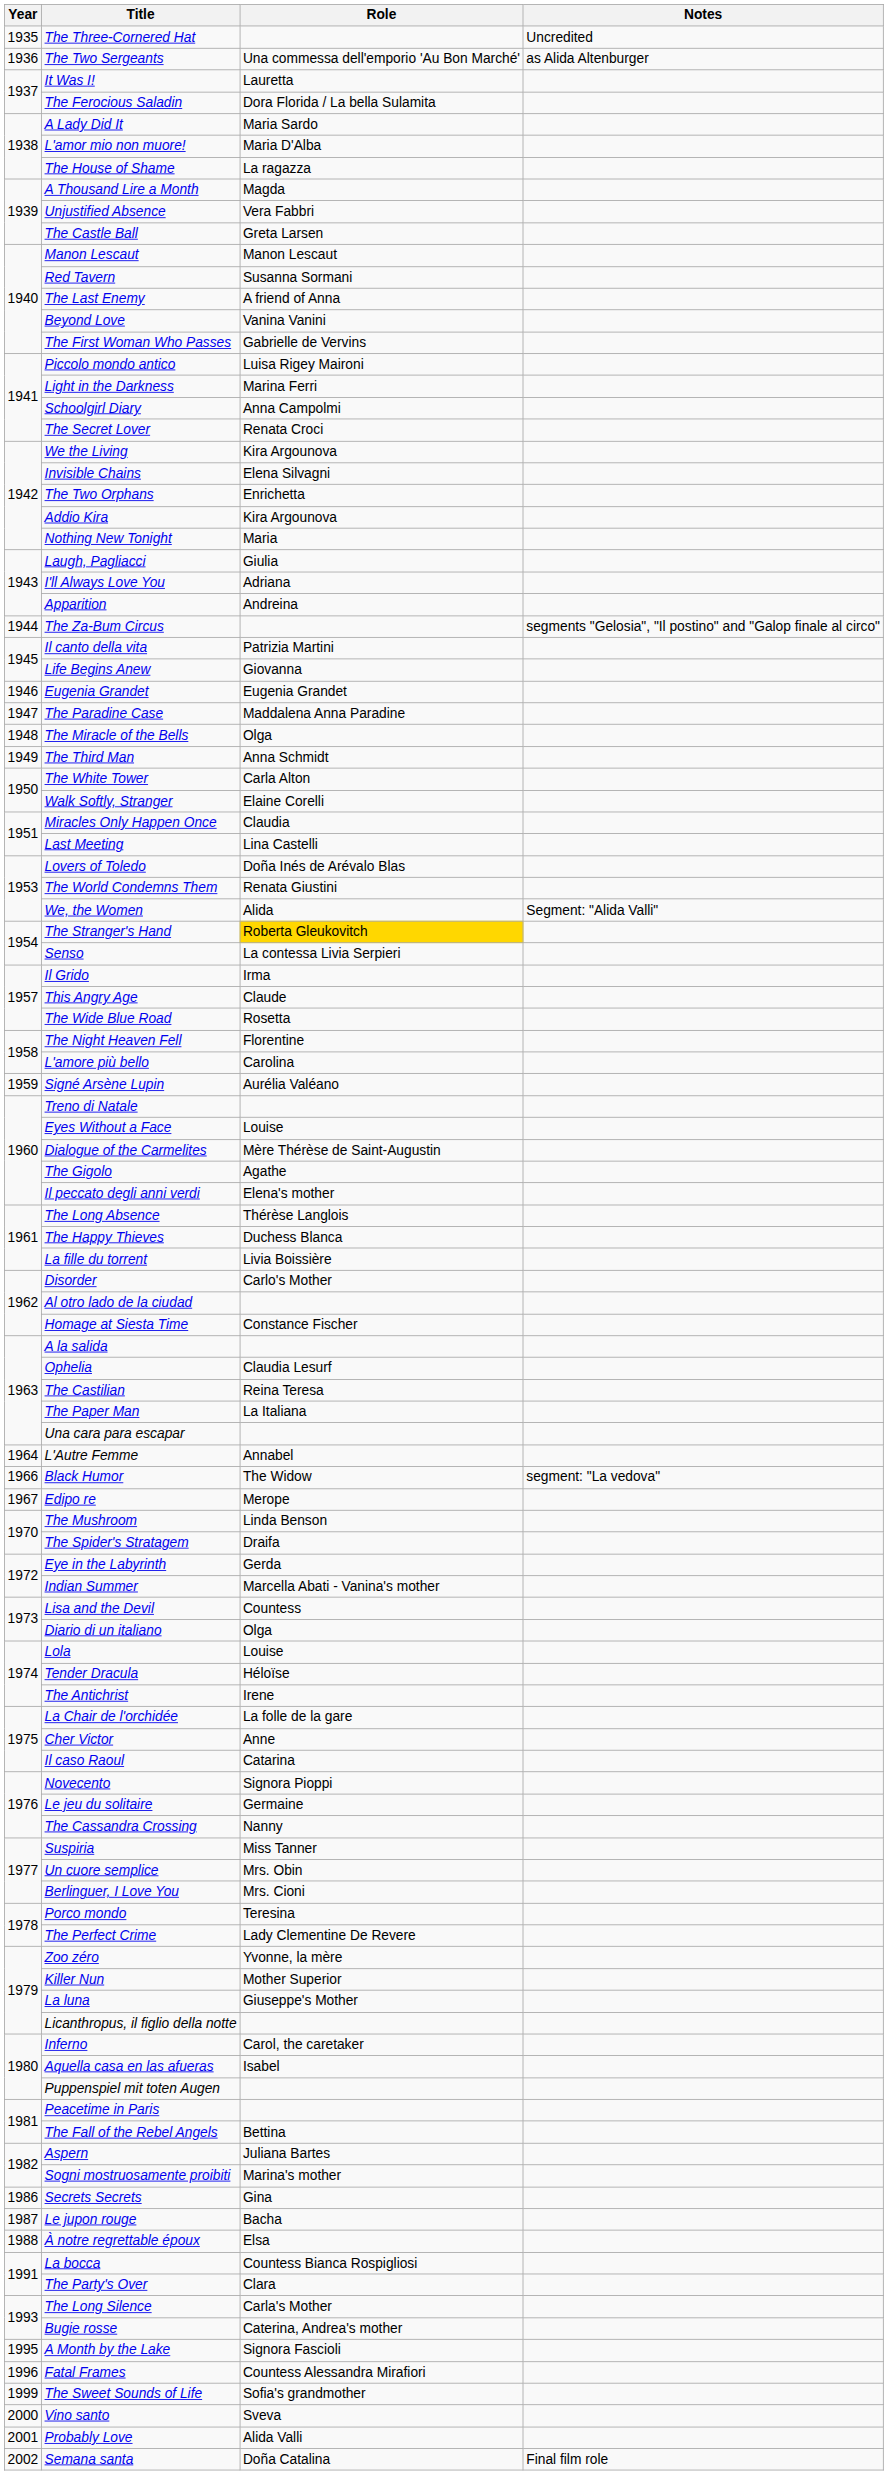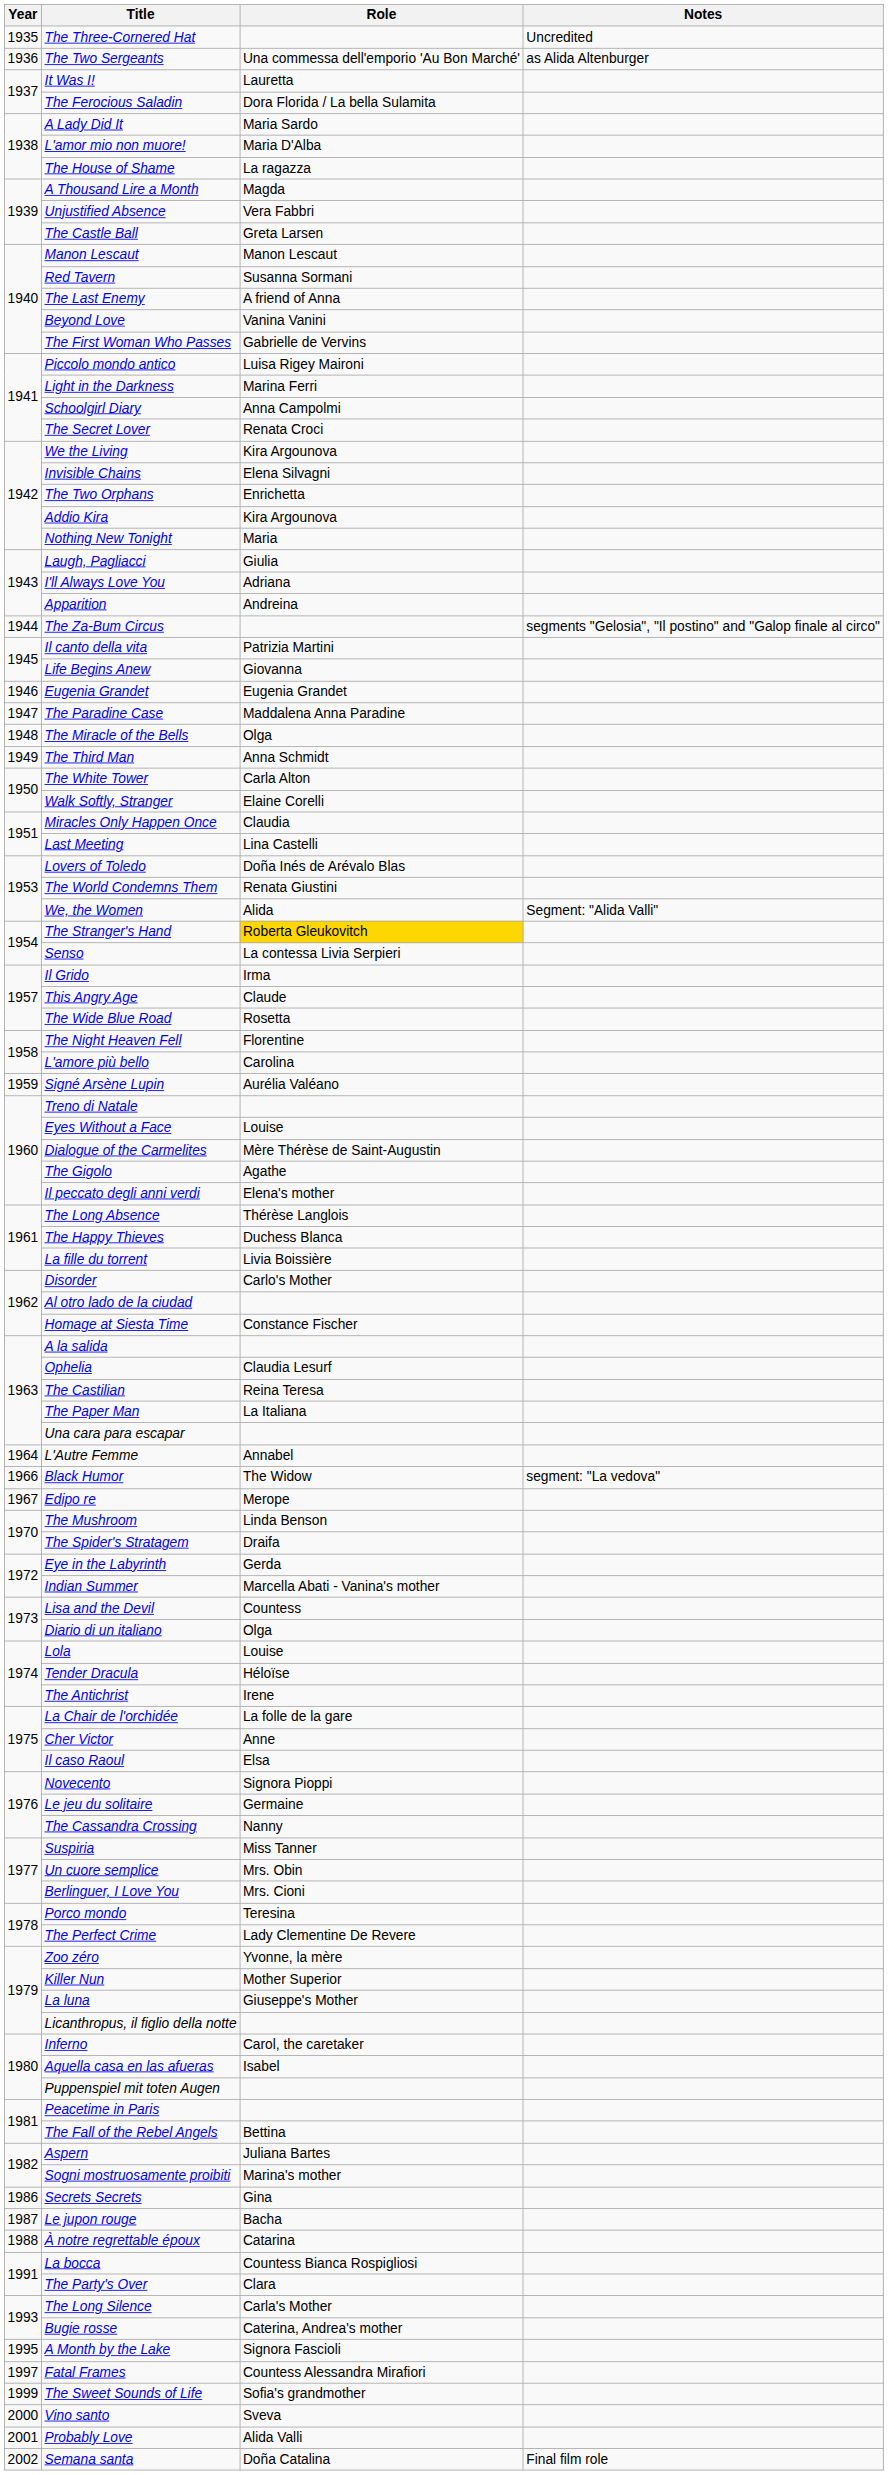(269, 1761) Catarina -> (256, 1761) Elsa
(256, 2241) Elsa -> (269, 2241) Catarina
(23, 2372) 1996 -> (23, 2372) 1997
